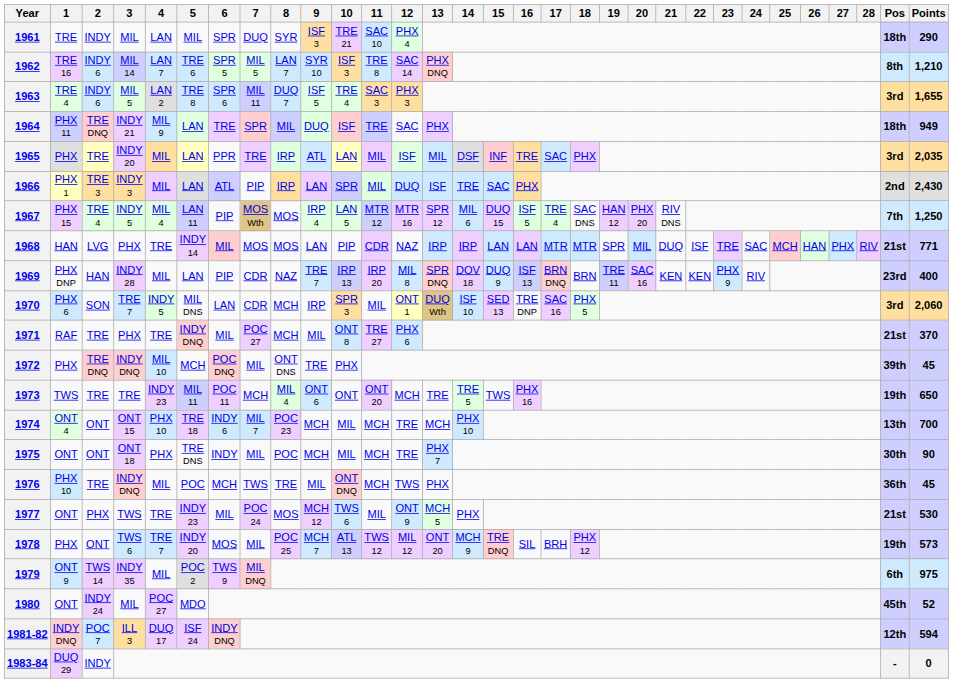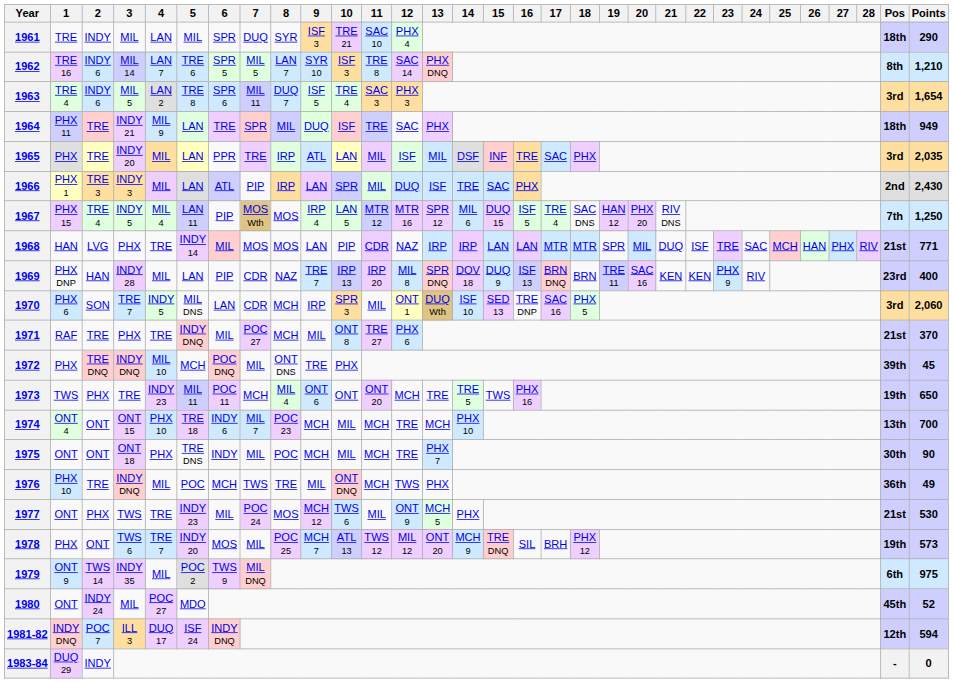(929, 97) 1,655 -> (929, 97) 1,654
(98, 127) TRE DNQ -> (98, 127) TRE
(98, 395) TRE -> (98, 395) PHX
(929, 485) 45 -> (929, 485) 49
